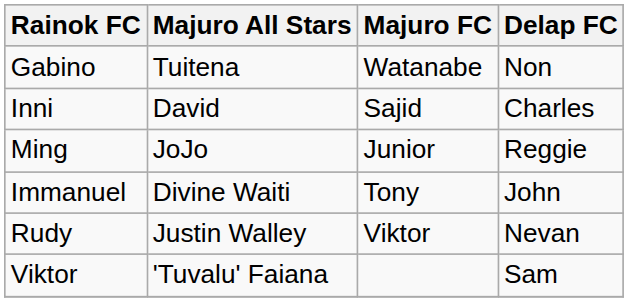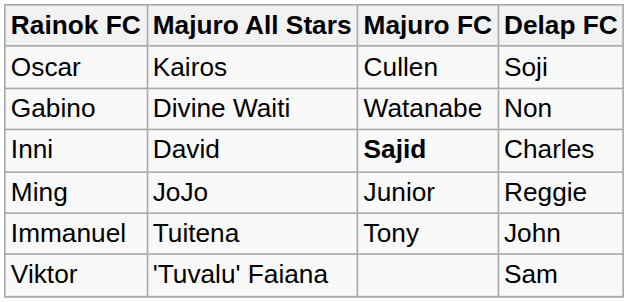+ row: (46, 66)
(196, 66) Tuitena -> (222, 108) Divine Waiti
(393, 108) normal -> (395, 150) bold
(222, 191) Divine Waiti -> (196, 233) Tuitena
- row: (42, 233)
